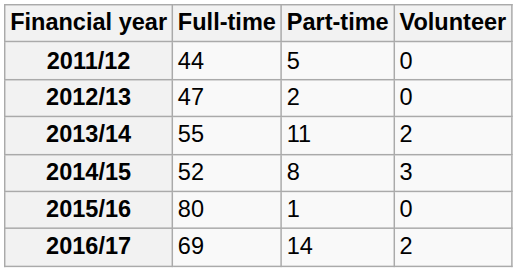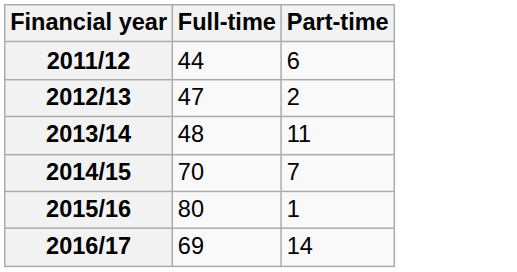- column: (453, 23)
(293, 60) 5 -> (293, 60) 6
(191, 135) 55 -> (191, 135) 48
(191, 172) 52 -> (191, 172) 70
(293, 172) 8 -> (293, 172) 7
